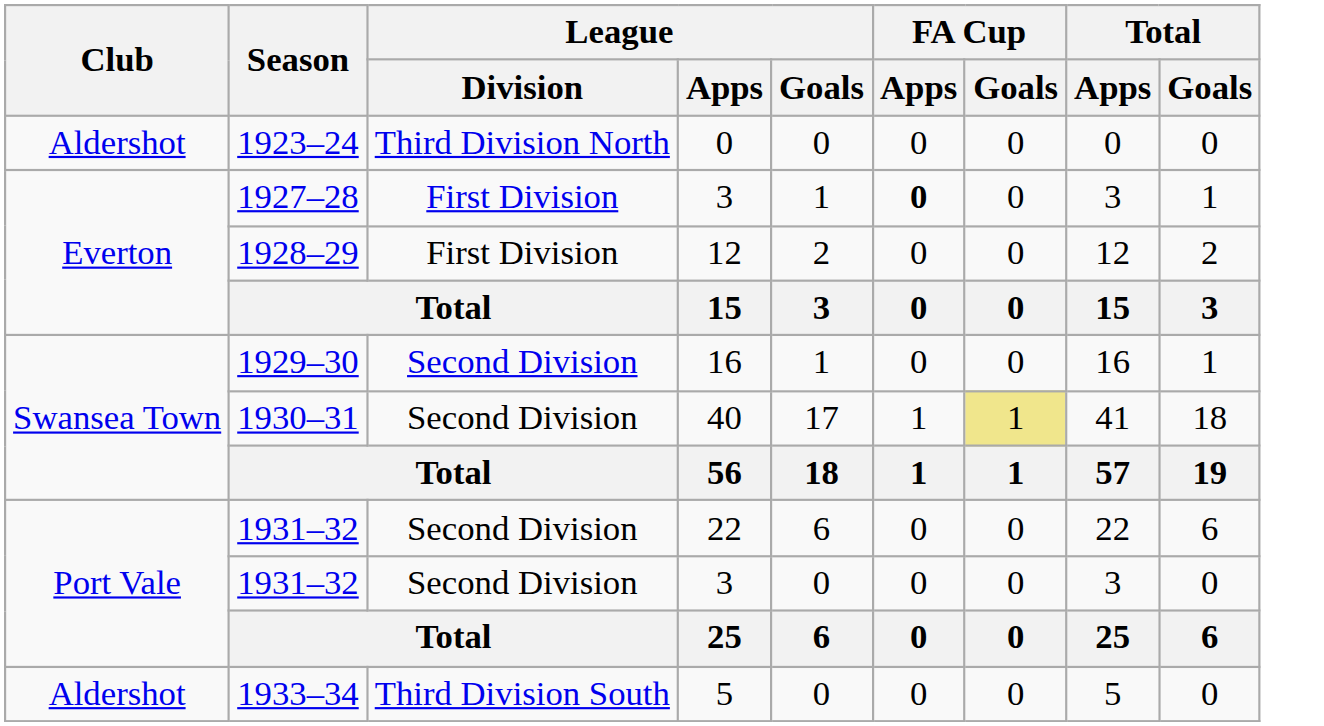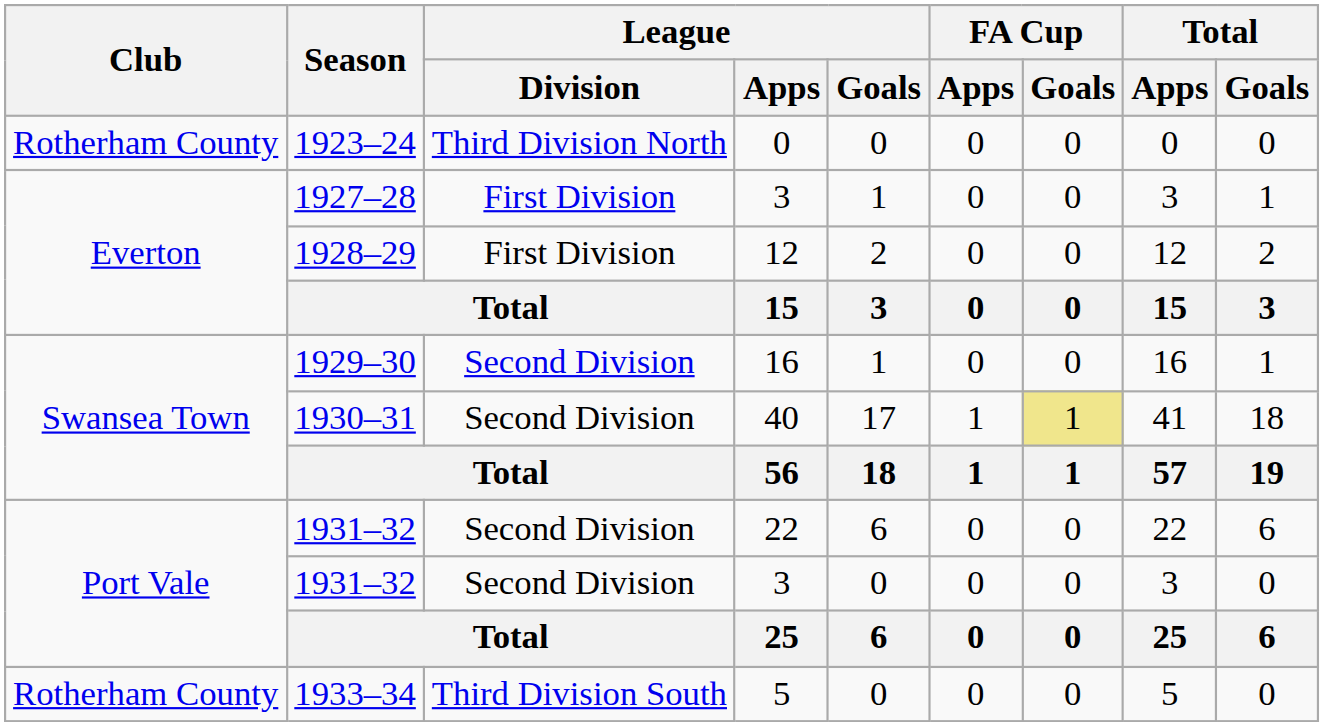(117, 142) Aldershot -> (146, 142) Rotherham County
(919, 197) bold -> (976, 197) normal
(117, 692) Aldershot -> (146, 692) Rotherham County
